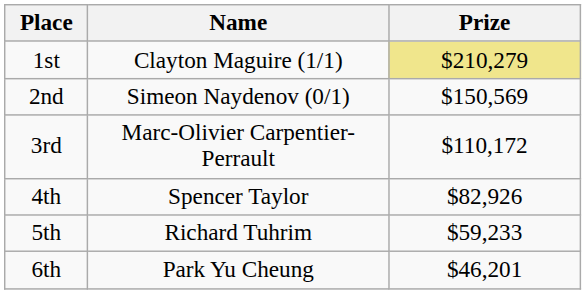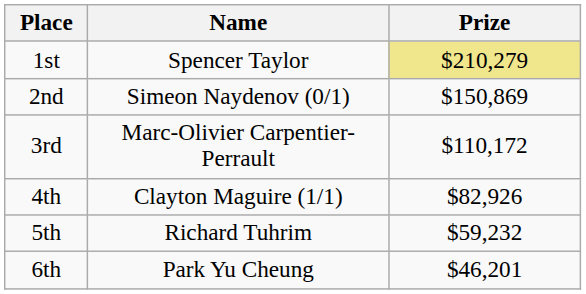(238, 59) Clayton Maguire (1/1) -> (238, 59) Spencer Taylor
(485, 96) $150,569 -> (485, 96) $150,869
(238, 196) Spencer Taylor -> (238, 196) Clayton Maguire (1/1)
(485, 232) $59,233 -> (485, 232) $59,232
